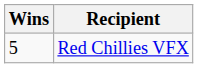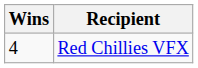(13, 47) 5 -> (13, 47) 4
